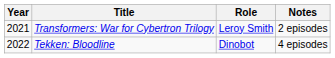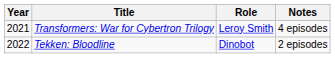(303, 28) 2 episodes -> (303, 28) 4 episodes
(303, 45) 4 episodes -> (303, 45) 2 episodes
